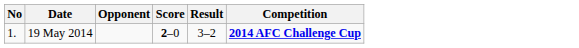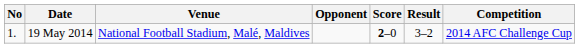+ column: (204, 14)
(295, 33) bold -> (509, 33) normal
